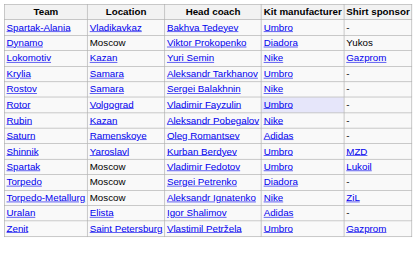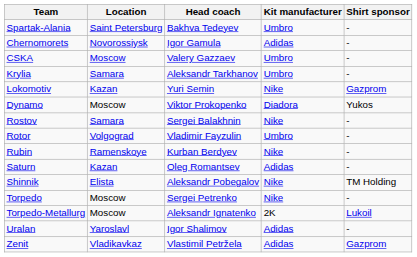(116, 27) Vladikavkaz -> (126, 27) Saint Petersburg
+ row: (37, 43)
+ row: (20, 58)
rows swapped: (25, 43) <-> (19, 74)
(278, 105) lavender background -> (278, 136) no background
(104, 120) Kazan -> (118, 151) Ramenskoye
(213, 120) Aleksandr Pobegalov -> (202, 151) Kurban Berdyev
(118, 136) Ramenskoye -> (104, 167) Kazan
(109, 151) Yaroslavl -> (102, 182) Elista
(202, 151) Kurban Berdyev -> (213, 182) Aleksandr Pobegalov
(278, 151) Umbro -> (273, 182) Nike
(357, 151) MZD -> (371, 182) TM Holding
- row: (23, 167)
(281, 182) Diadora -> (273, 197) Nike
(273, 197) Nike -> (270, 213) 2K
(353, 197) ZiL -> (359, 213) Lukoil
(102, 213) Elista -> (109, 228) Yaroslavl
(126, 228) Saint Petersburg -> (116, 244) Vladikavkaz
(278, 228) Umbro -> (279, 244) Adidas
